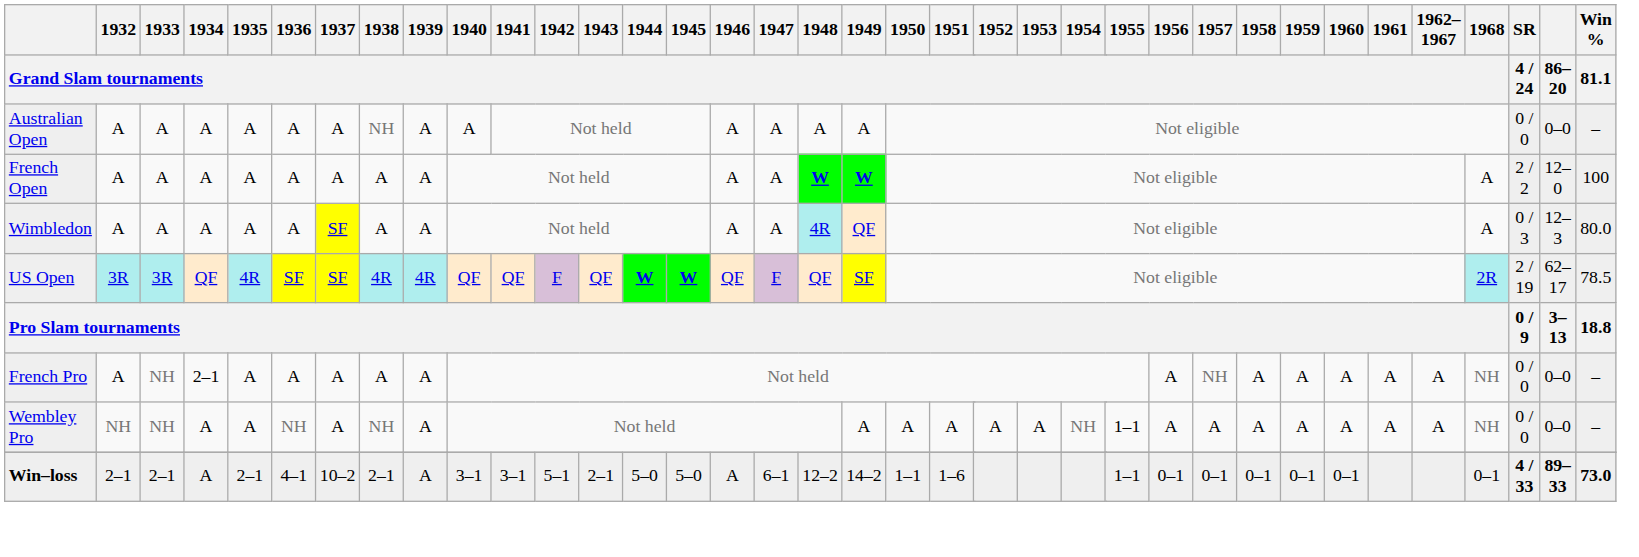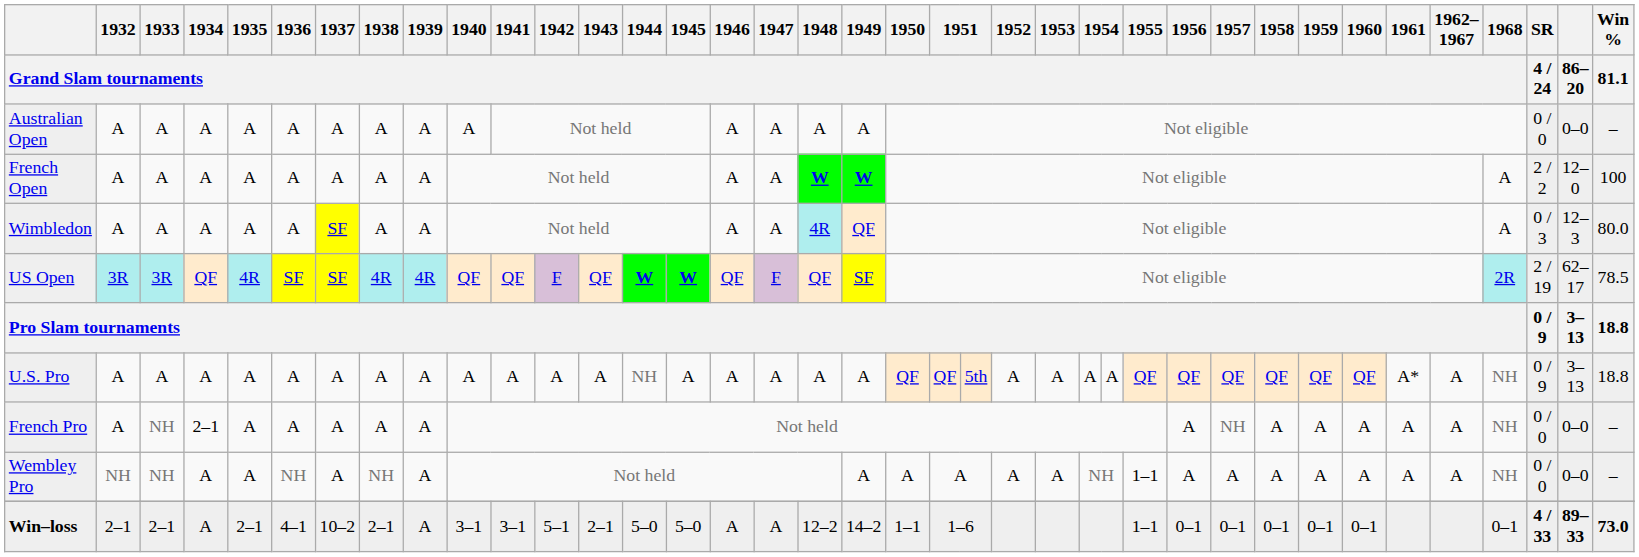(381, 128) NH -> (381, 128) A
+ row: (39, 376)
(776, 476) 6–1 -> (776, 525) A
